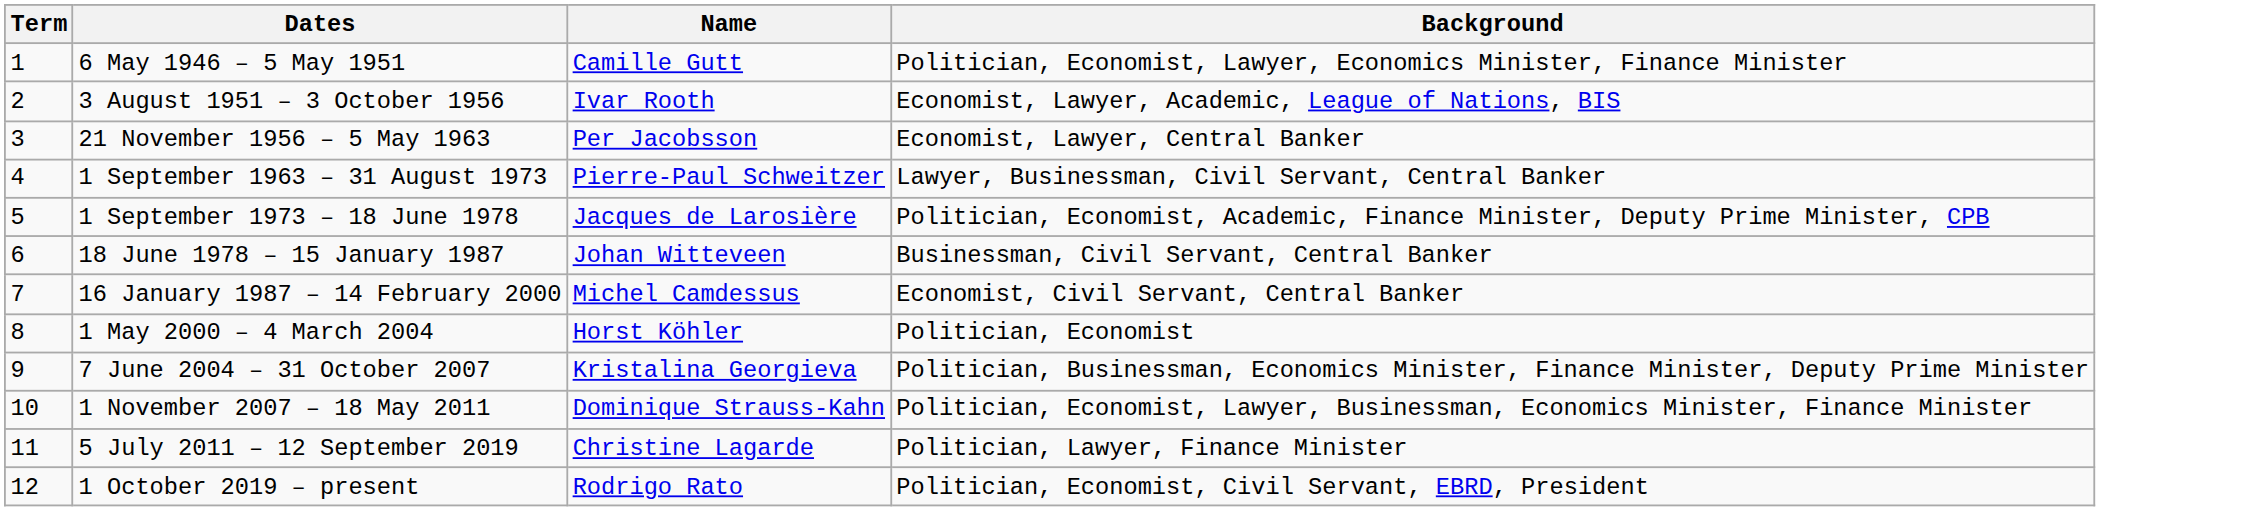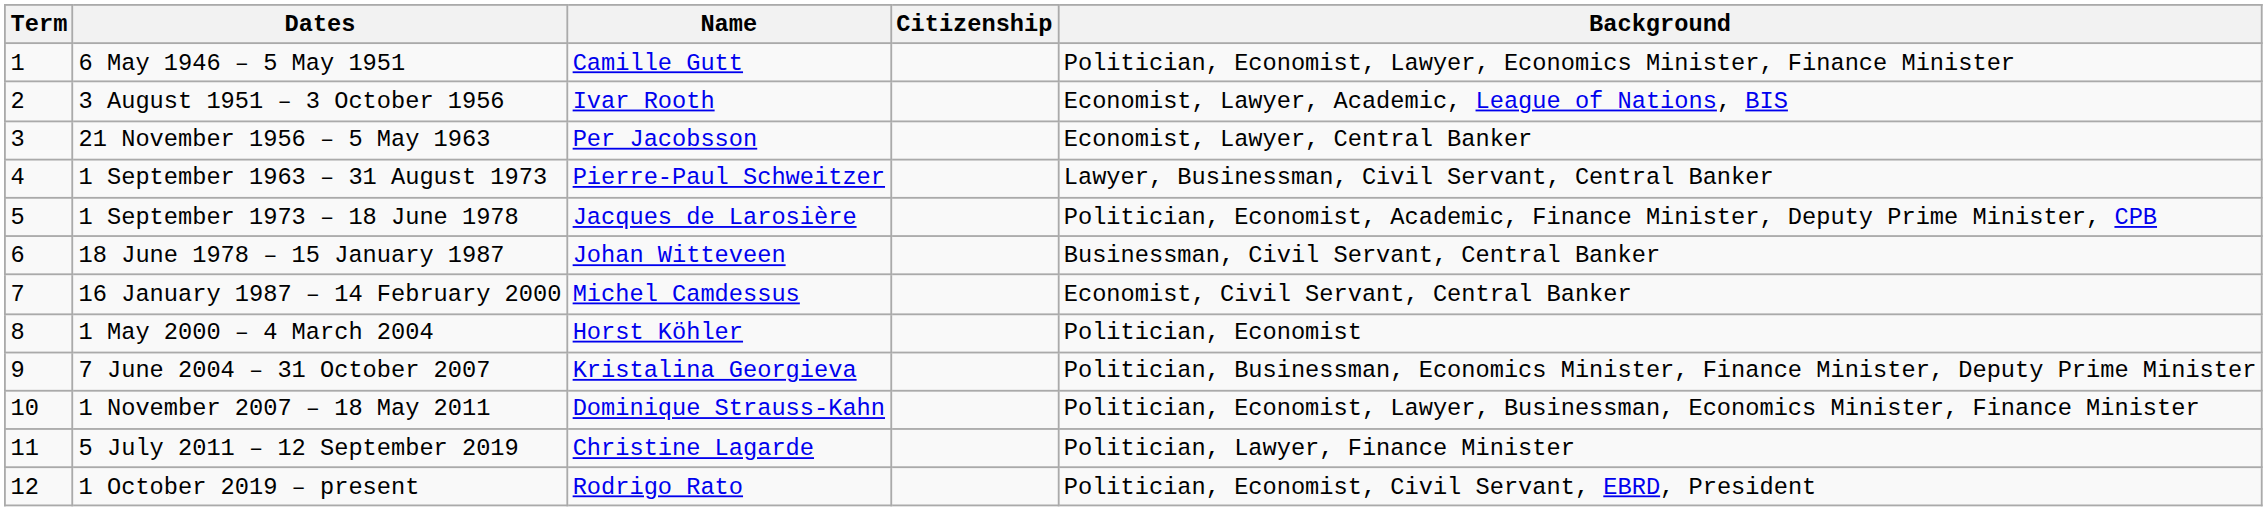+ column: (974, 24)
